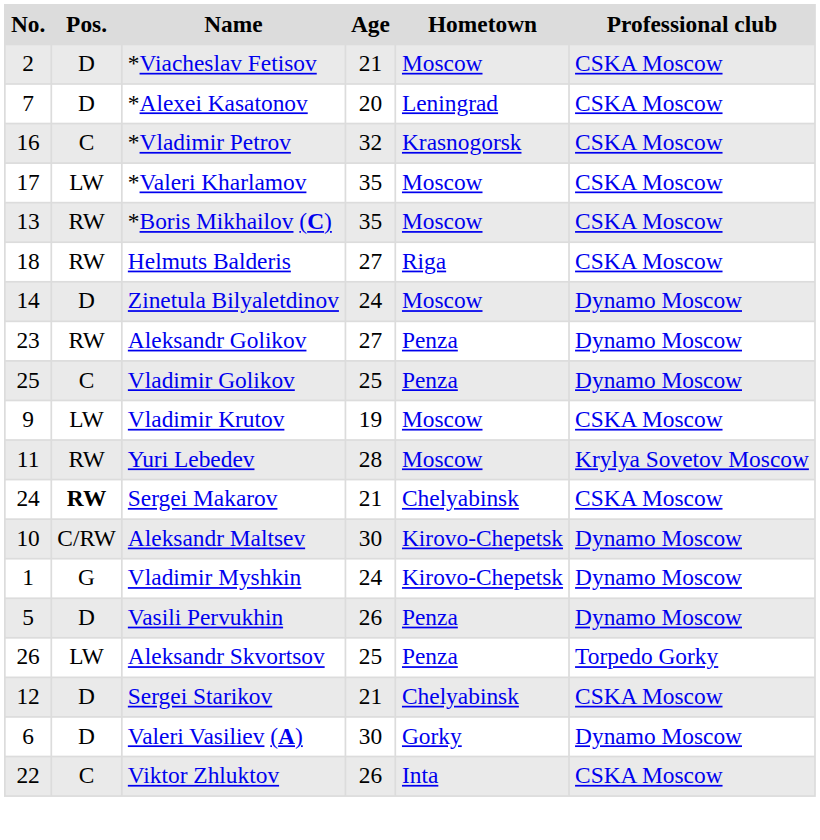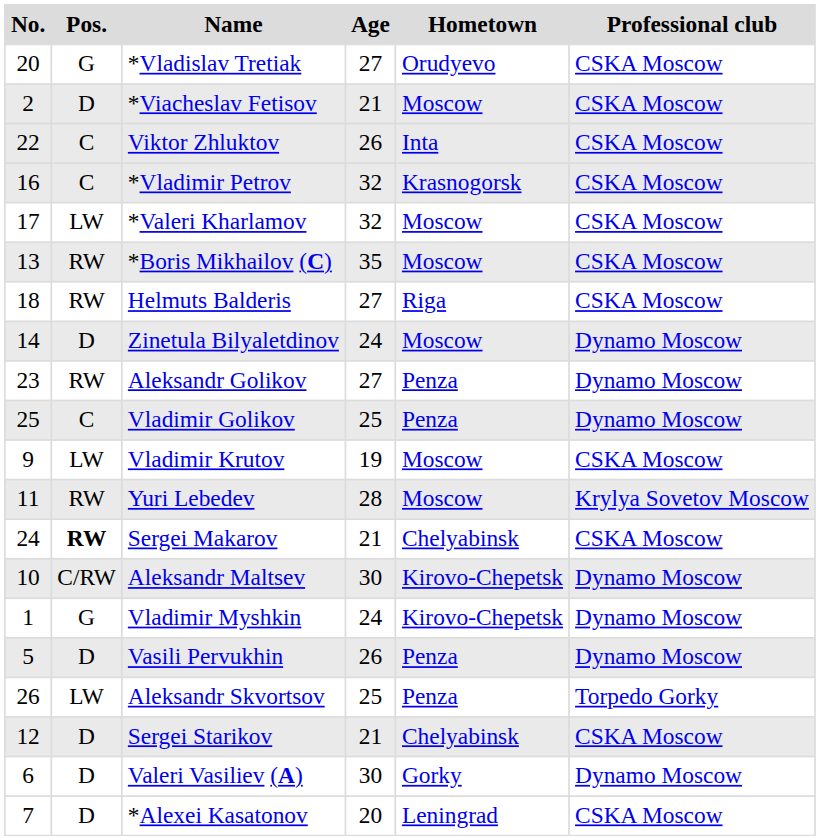+ row: (215, 63)
rows swapped: (218, 103) <-> (203, 775)
(370, 182) 35 -> (370, 222) 32
